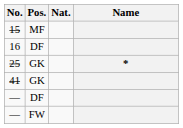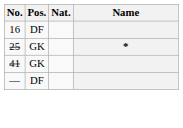- row: (15, 30)
- row: (15, 115)
